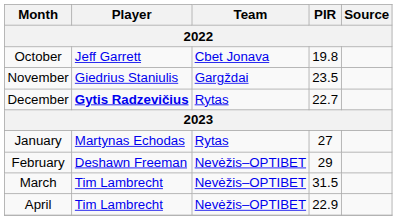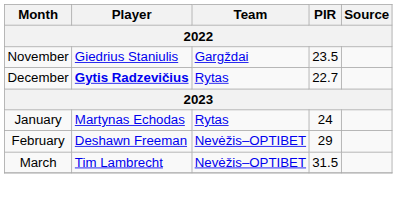- row: (38, 57)
(325, 141) 27 -> (325, 120) 24
- row: (38, 204)
